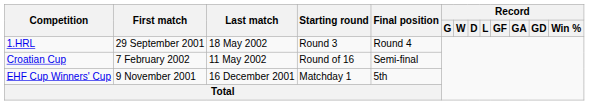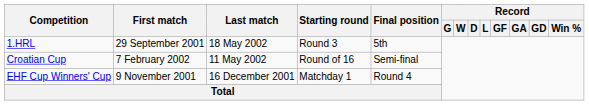(392, 44) Round 4 -> (380, 44) 5th
(380, 76) 5th -> (392, 76) Round 4
